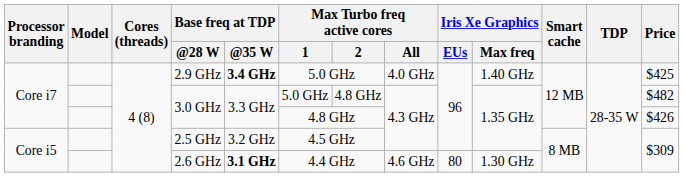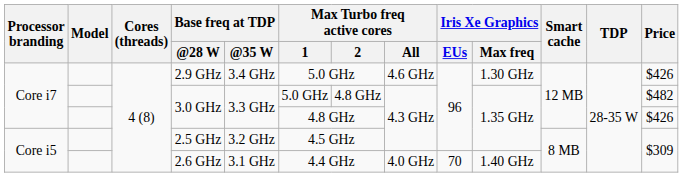(251, 74) bold -> (252, 74) normal
(411, 74) 4.0 GHz -> (411, 74) 4.6 GHz
(507, 74) 1.40 GHz -> (507, 74) 1.30 GHz
(660, 74) $425 -> (660, 74) $426
(251, 161) bold -> (252, 161) normal
(411, 161) 4.6 GHz -> (411, 161) 4.0 GHz
(455, 161) 80 -> (455, 161) 70
(507, 161) 1.30 GHz -> (507, 161) 1.40 GHz
